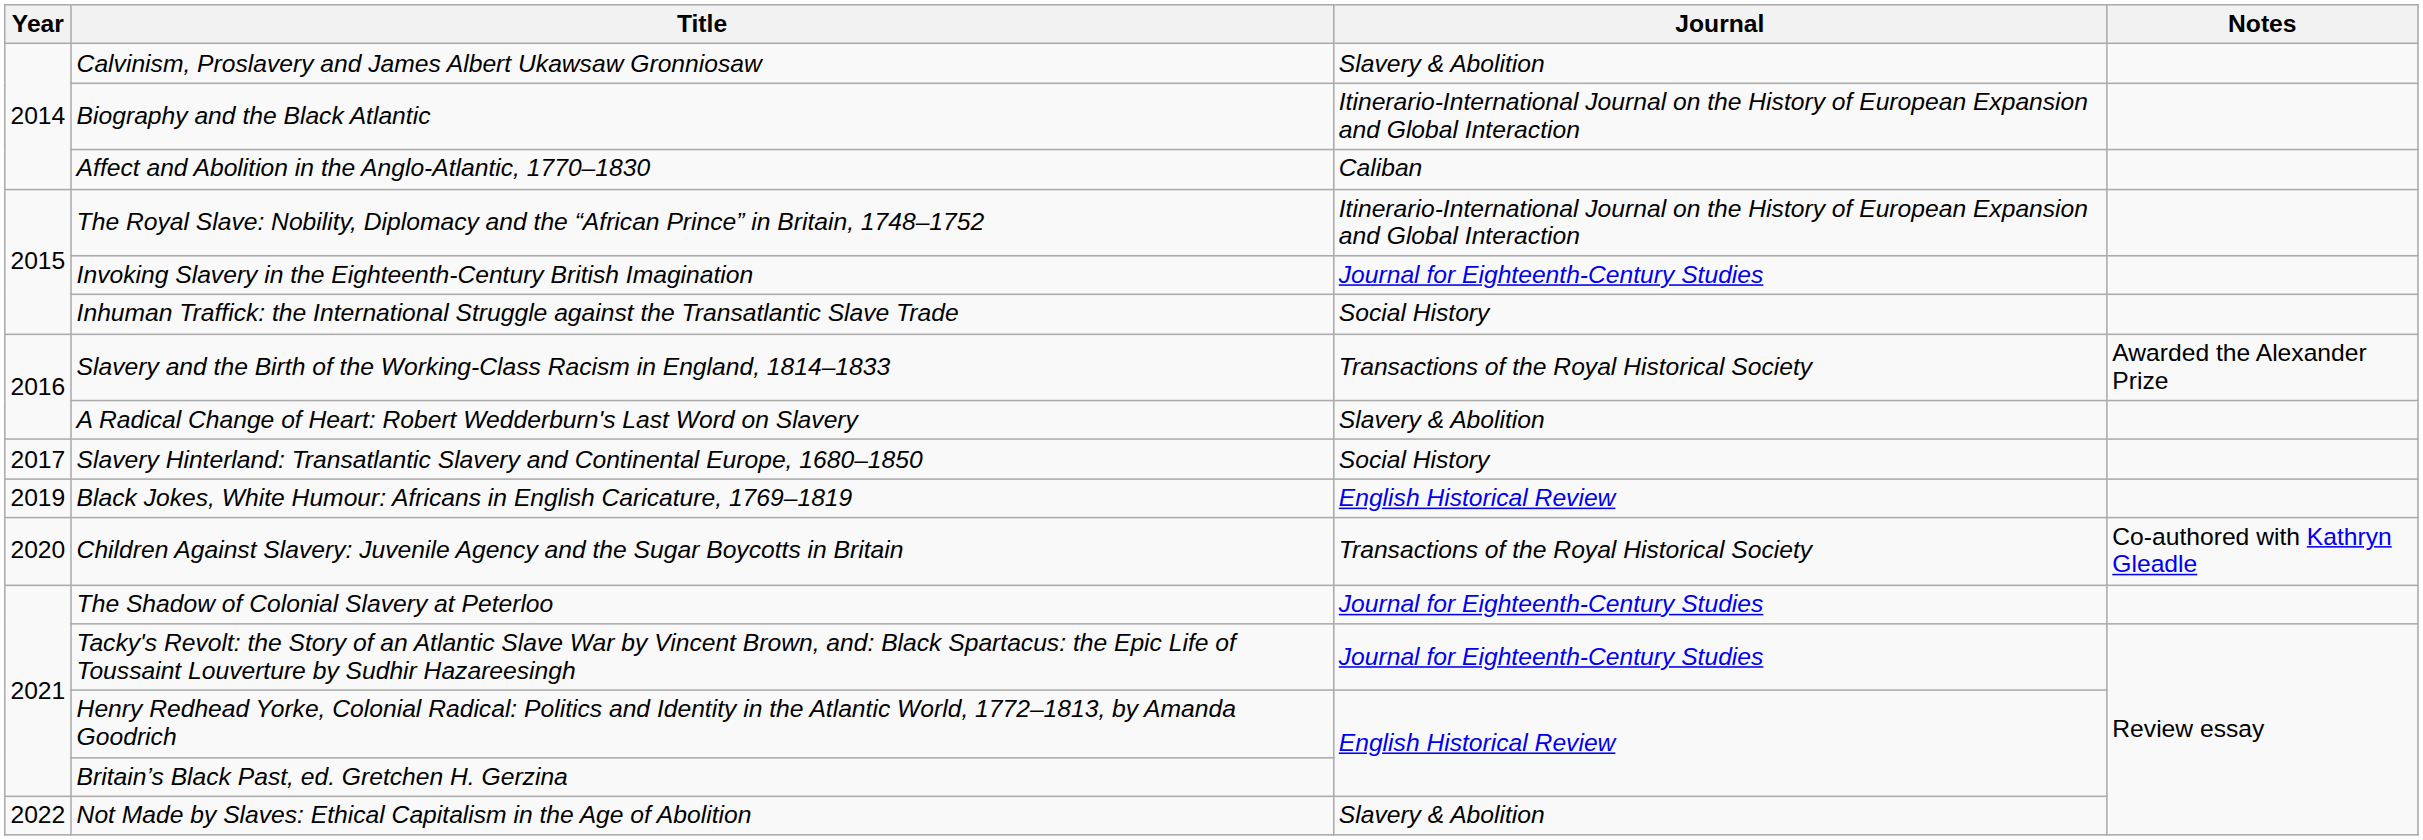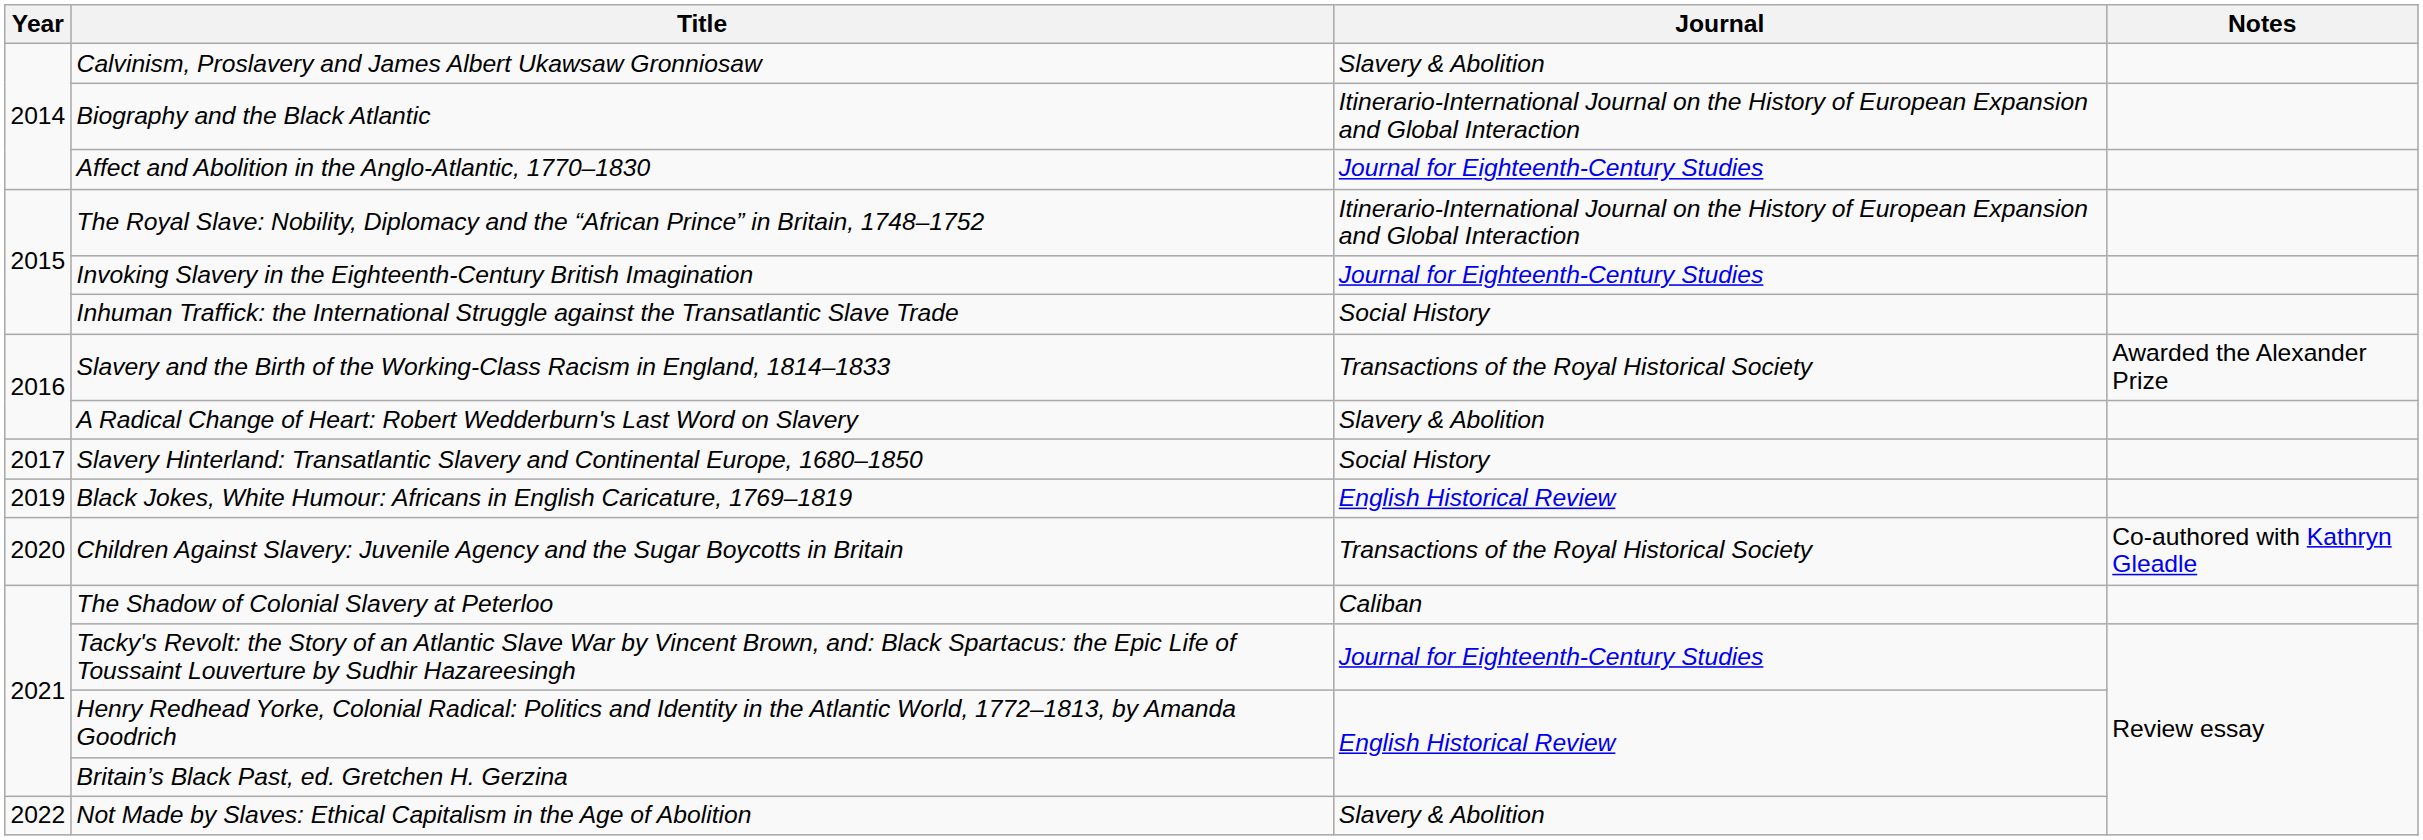(1381, 168) Caliban -> (1551, 168) Journal for Eighteenth-Century Studies
(1551, 603) Journal for Eighteenth-Century Studies -> (1381, 603) Caliban
